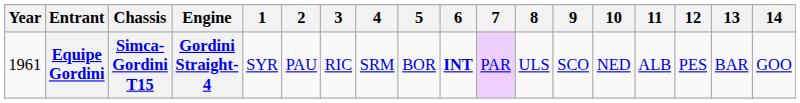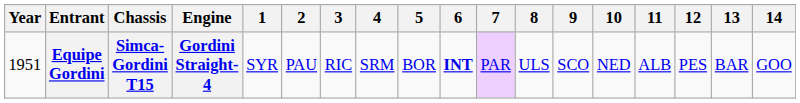(25, 64) 1961 -> (25, 64) 1951
